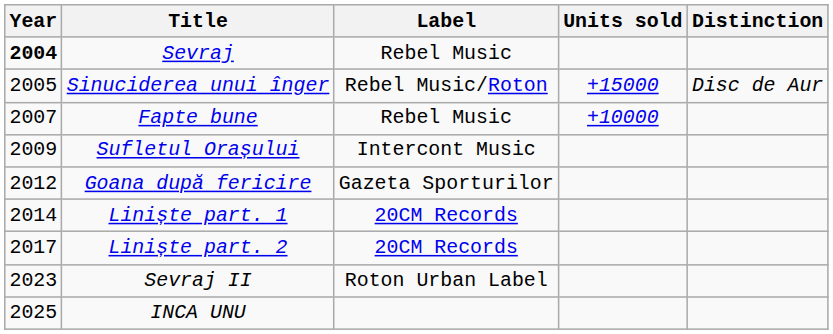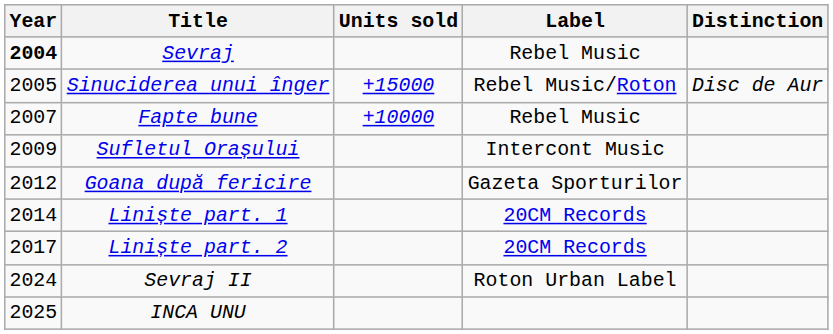columns swapped: (446, 21) <-> (623, 21)
(33, 280) 2023 -> (33, 280) 2024
